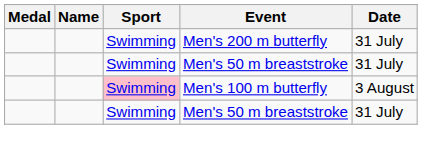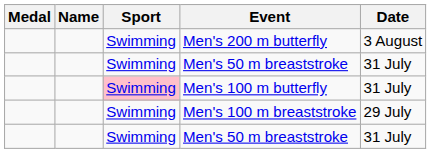(379, 41) 31 July -> (393, 41) 3 August
(385, 89) 3 August -> (387, 89) 31 July
+ row: (29, 112)
